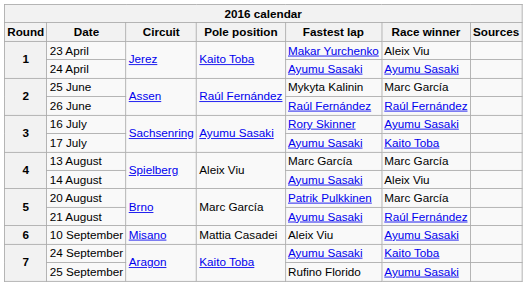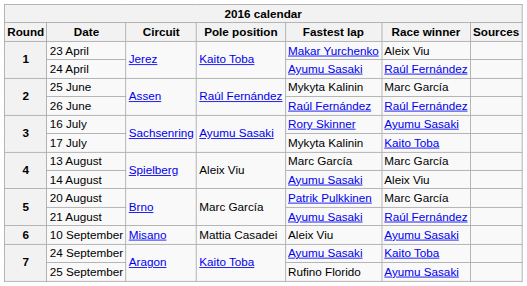(422, 69) Ayumu Sasaki -> (426, 69) Raúl Fernández
(325, 142) Ayumu Sasaki -> (326, 142) Mykyta Kalinin
